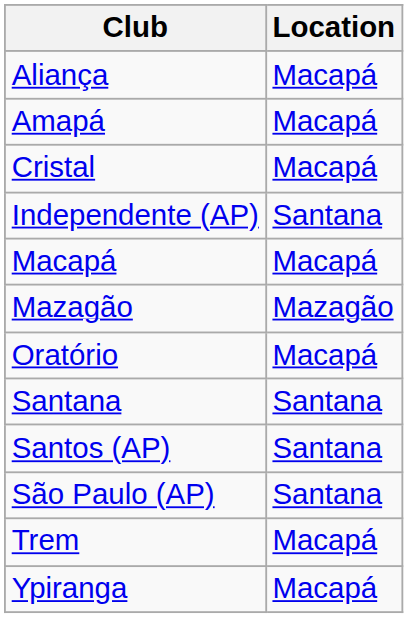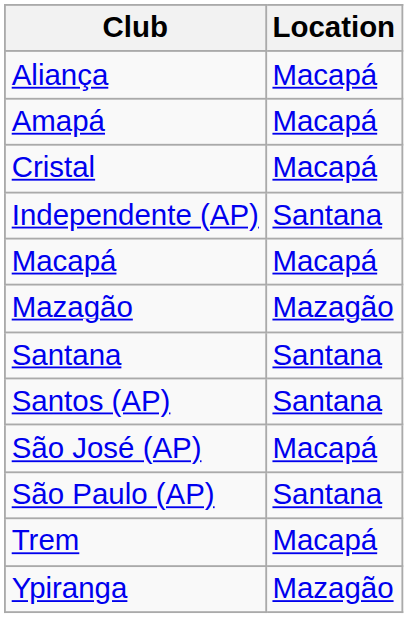- row: (65, 354)
+ row: (107, 448)
(325, 588) Macapá -> (333, 588) Mazagão
